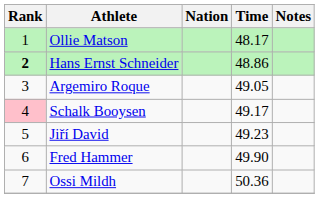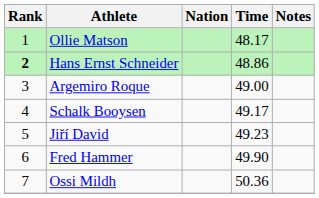(252, 87) 49.05 -> (252, 87) 49.00
(25, 110) pink background -> (25, 110) no background
